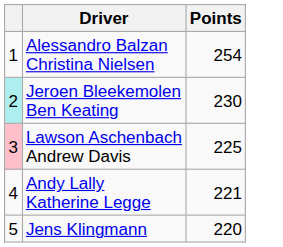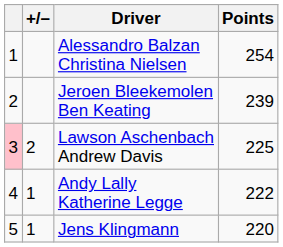+ column: (38, 18)
(13, 101) paleturquoise background -> (13, 101) no background
(228, 101) 230 -> (260, 101) 239
(228, 193) 221 -> (260, 193) 222
